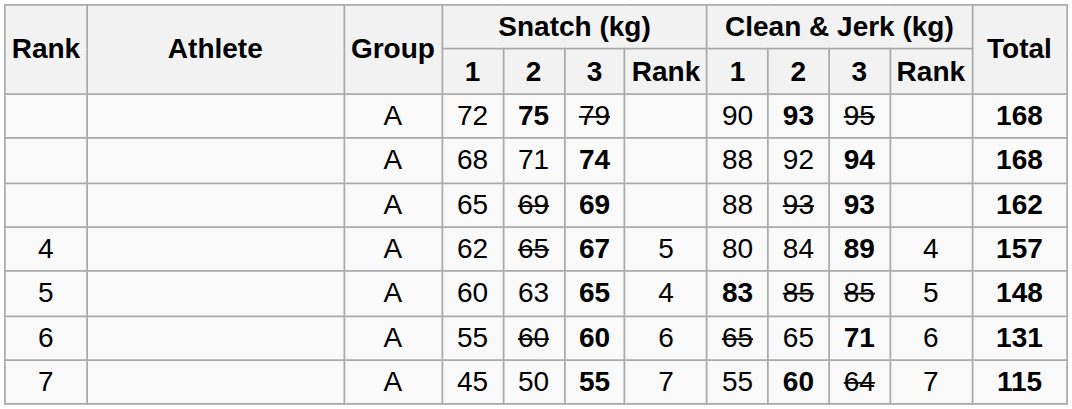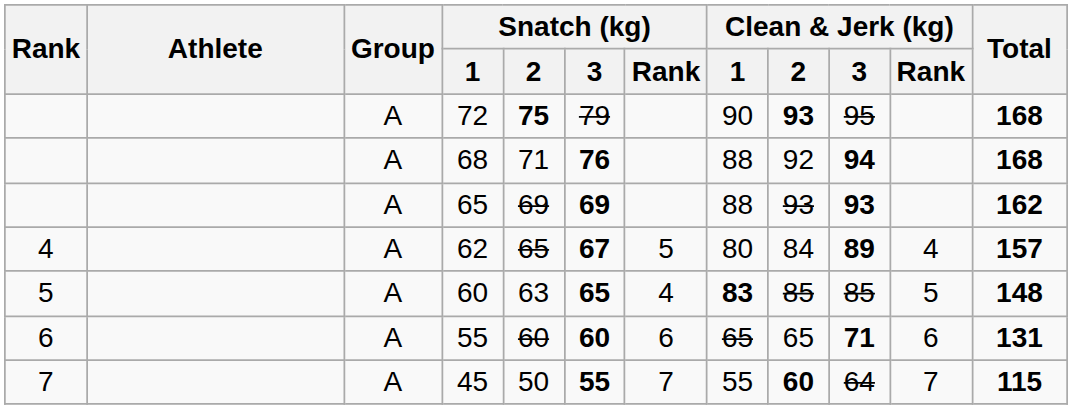(594, 159) 74 -> (594, 159) 76
